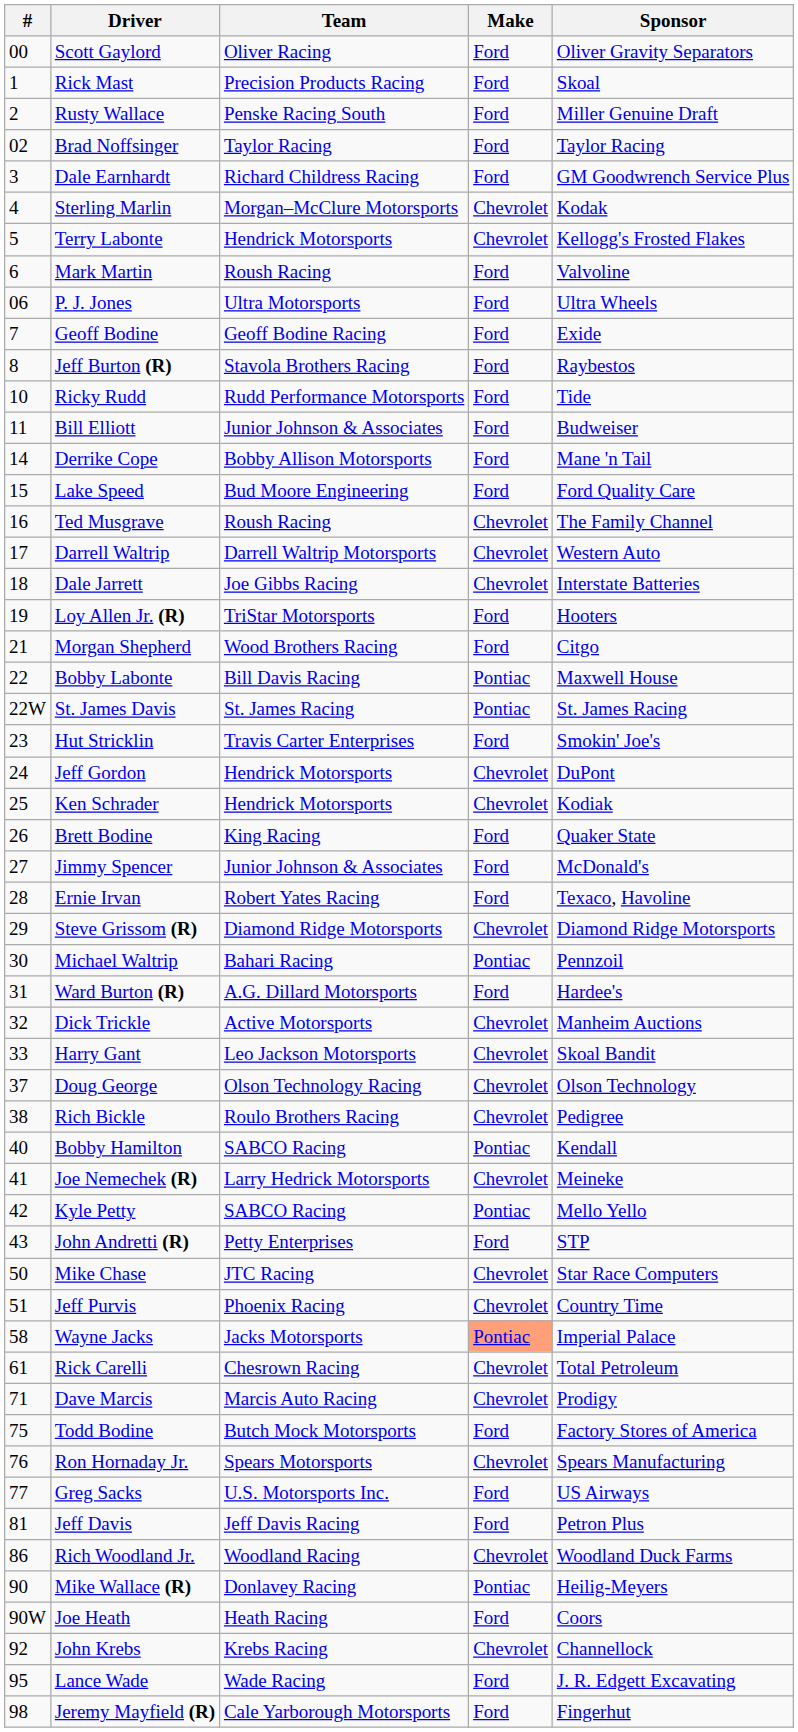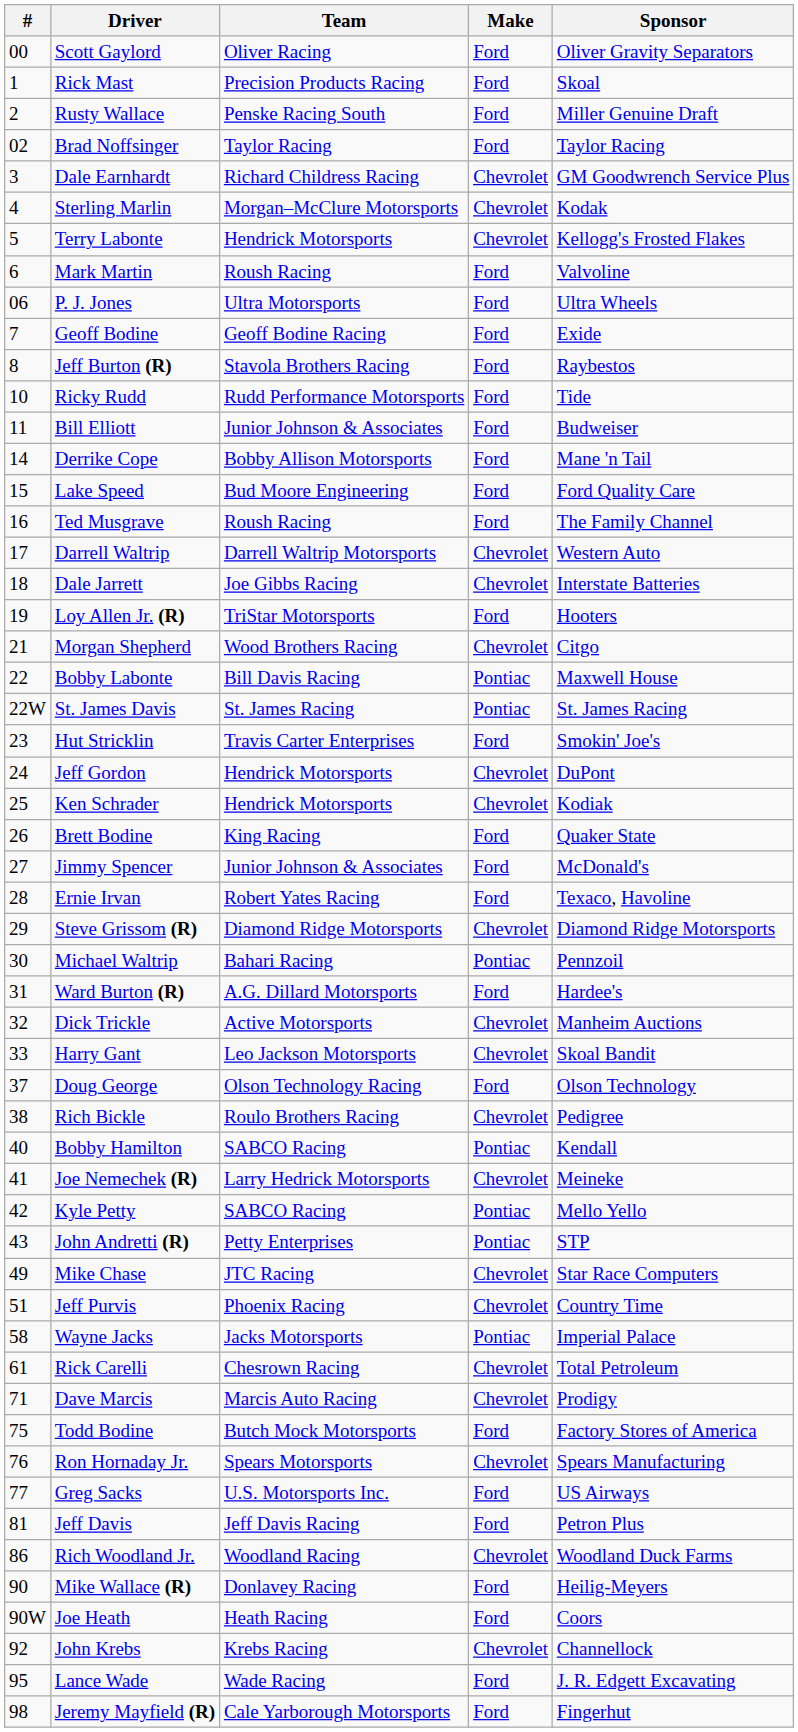(491, 176) Ford -> (511, 176) Chevrolet
(511, 521) Chevrolet -> (491, 521) Ford
(491, 646) Ford -> (511, 646) Chevrolet
(511, 1085) Chevrolet -> (491, 1085) Ford
(491, 1242) Ford -> (502, 1242) Pontiac
(19, 1273) 50 -> (19, 1273) 49
(502, 1336) lightsalmon background -> (502, 1336) no background
(502, 1586) Pontiac -> (491, 1586) Ford
